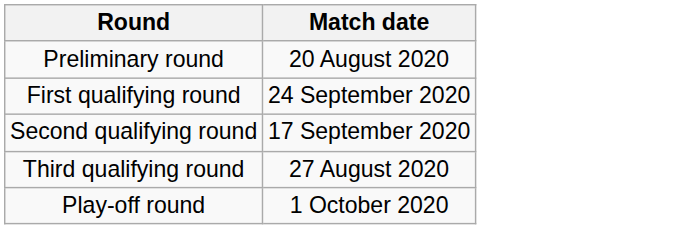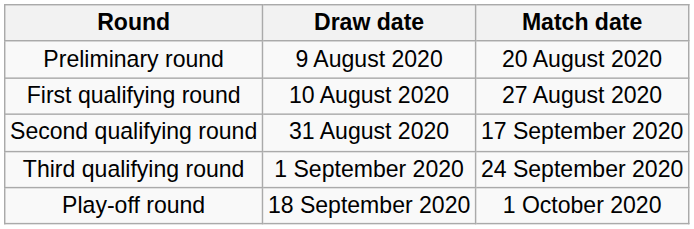+ column: (369, 22)
(369, 95) 24 September 2020 -> (582, 95) 27 August 2020
(369, 168) 27 August 2020 -> (582, 168) 24 September 2020
